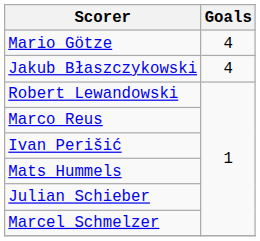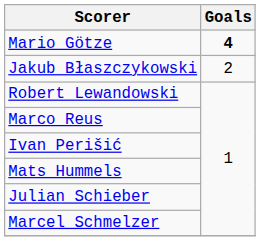(228, 43) normal -> (228, 43) bold
(228, 69) 4 -> (228, 69) 2
